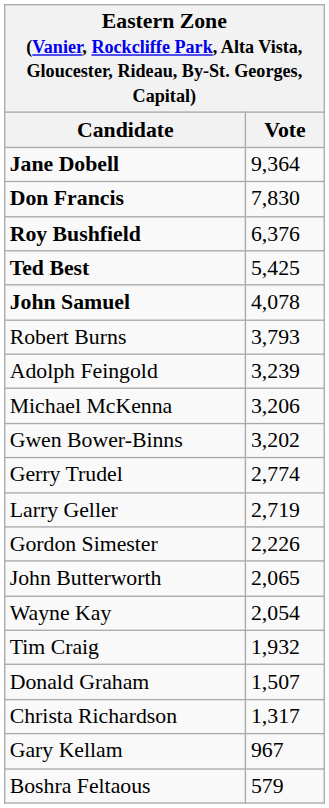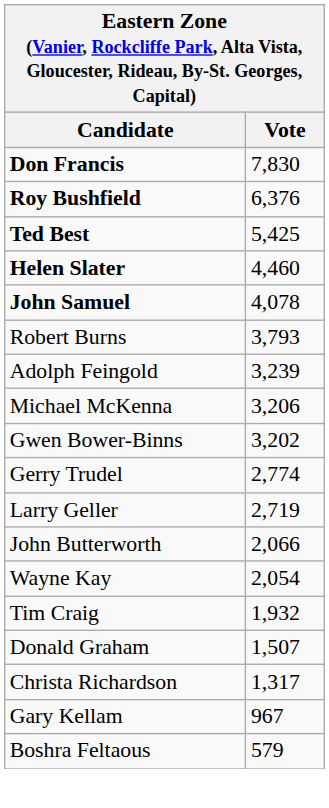- row: (64, 164)
+ row: (67, 267)
- row: (84, 543)
(275, 578) 2,065 -> (275, 543) 2,066
